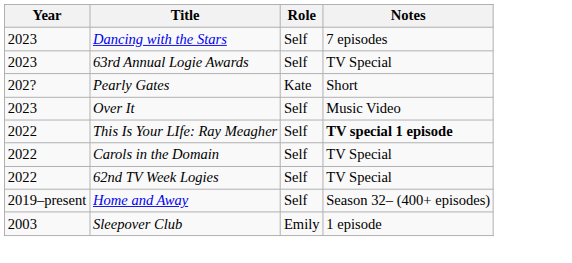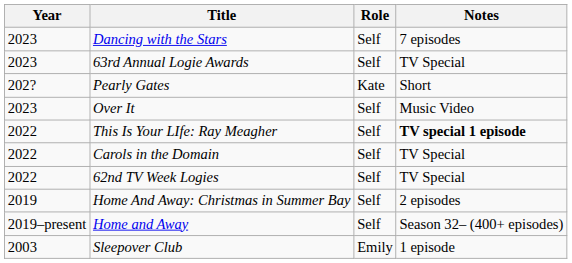+ row: (222, 200)
